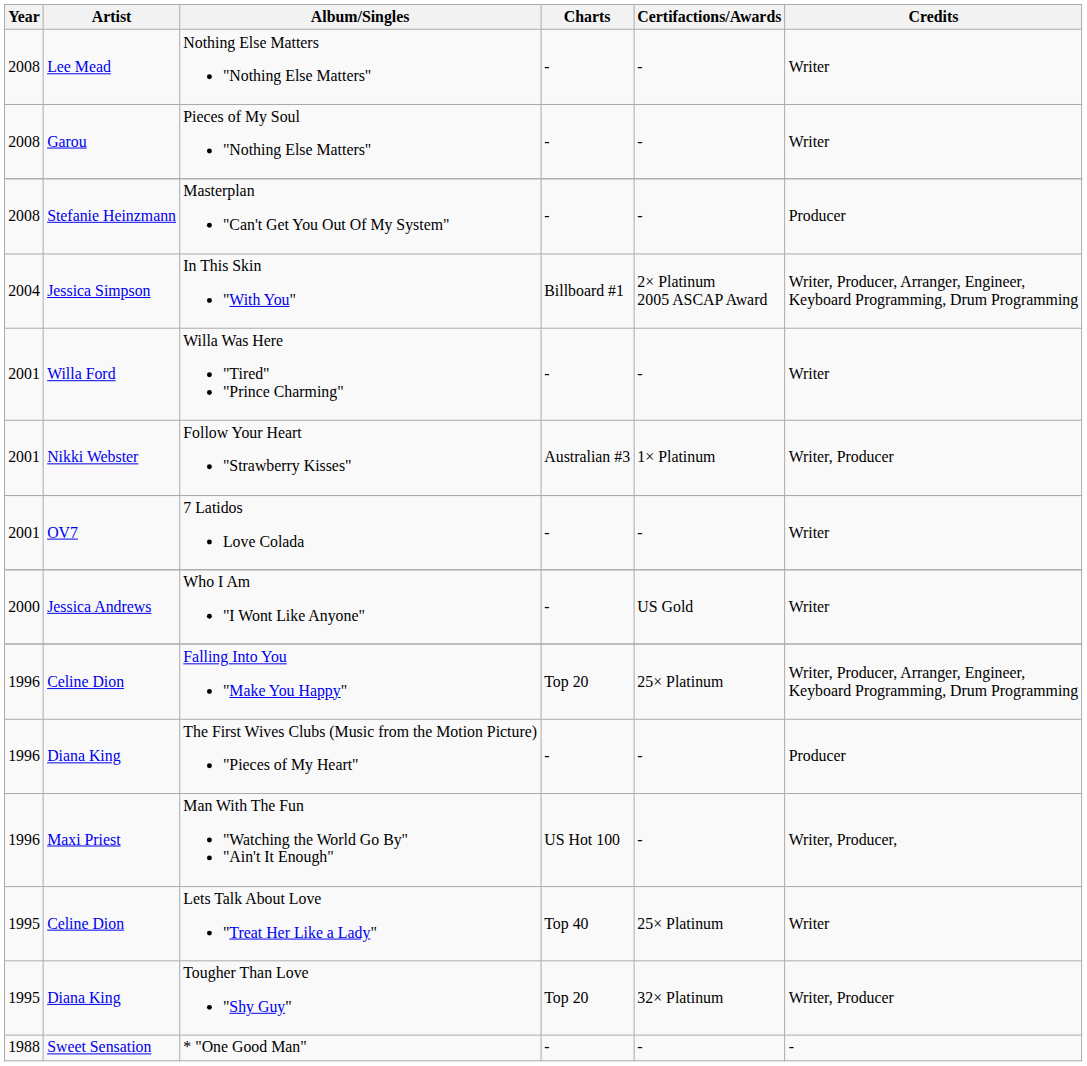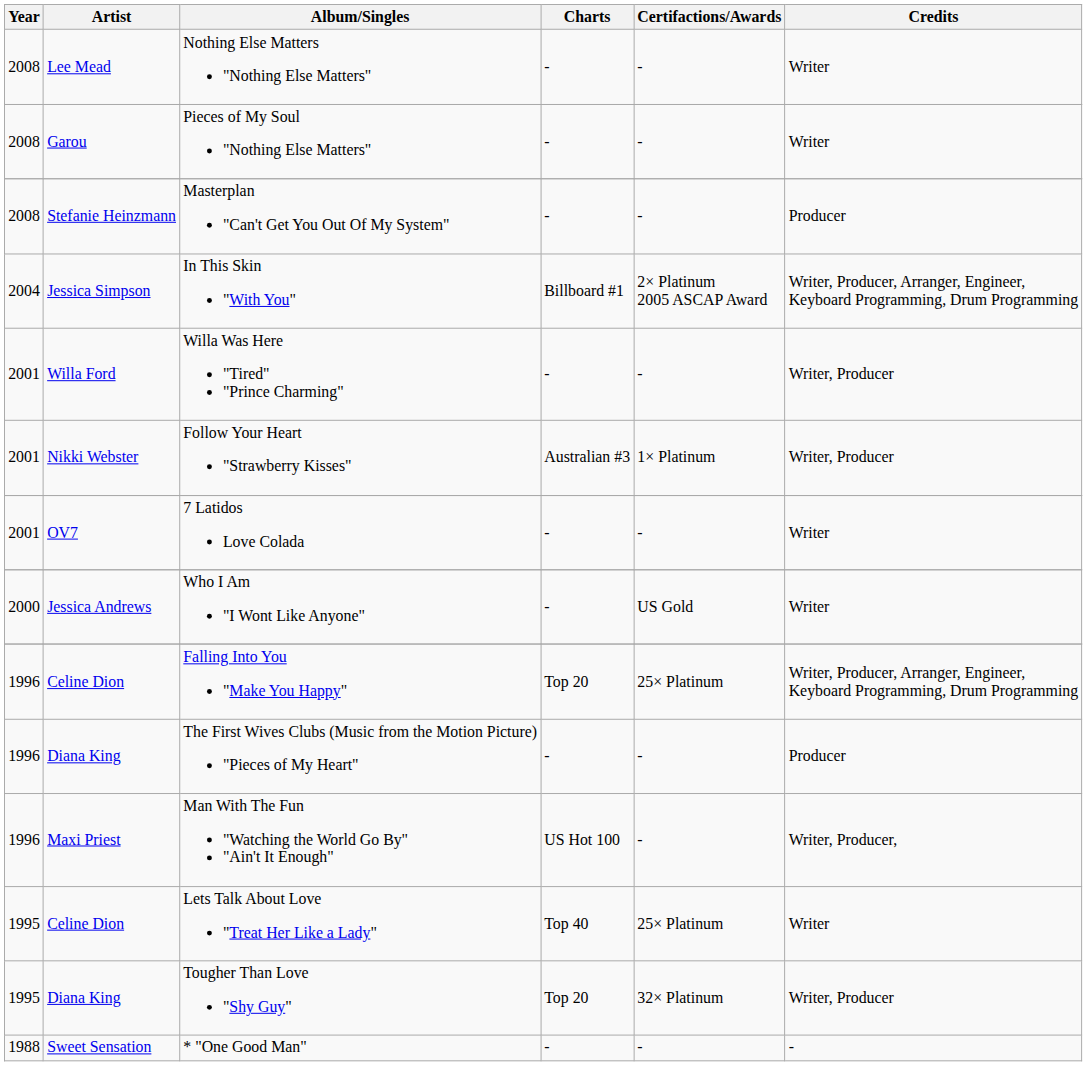(809, 374) Writer -> (841, 374) Writer, Producer
